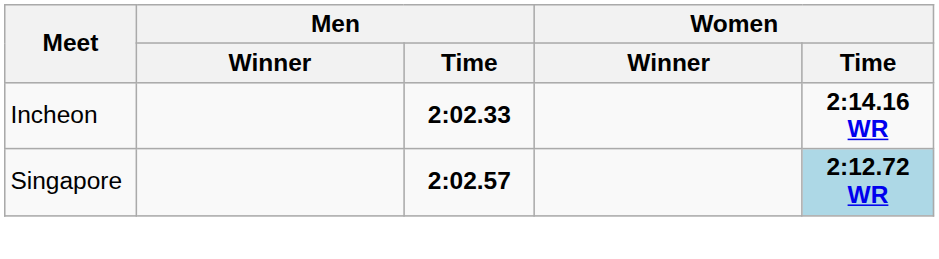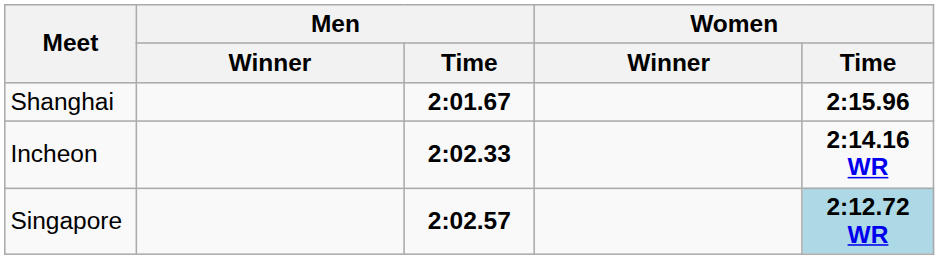+ row: (62, 101)
